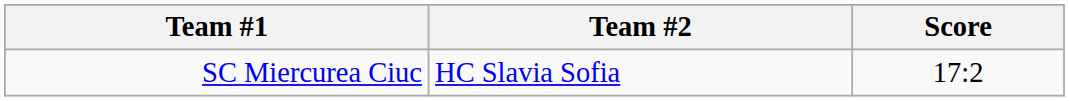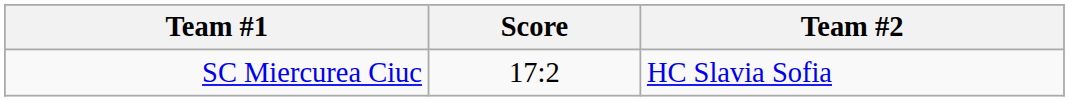columns swapped: (958, 27) <-> (640, 27)
